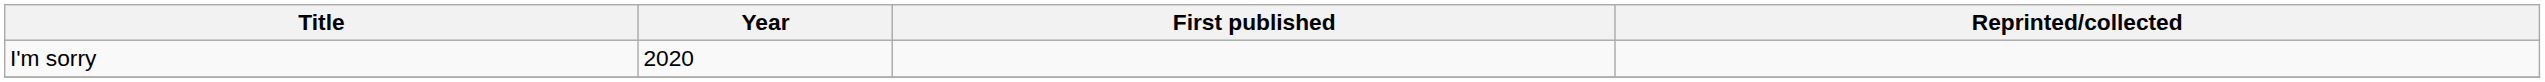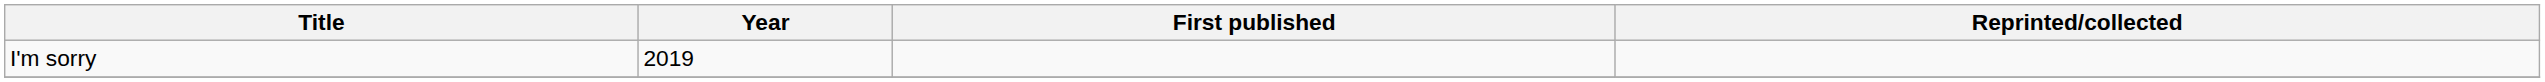(669, 58) 2020 -> (669, 58) 2019
